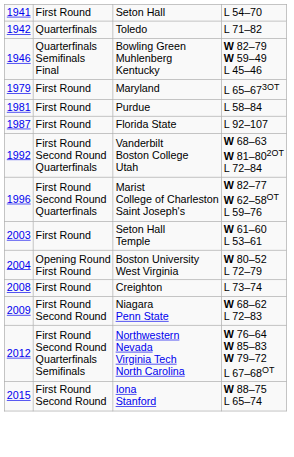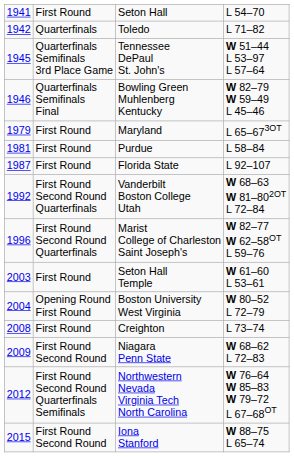+ row: (144, 59)
